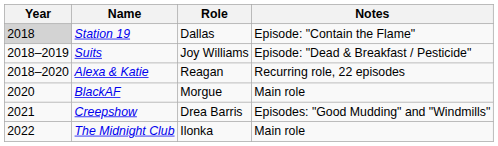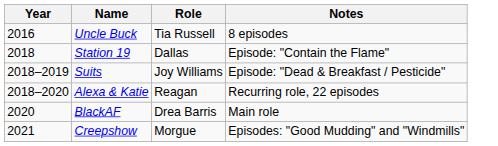+ row: (106, 33)
(21, 33) lightgrey background -> (21, 53) no background
(201, 92) Morgue -> (185, 111) Drea Barris
(211, 111) Drea Barris -> (175, 131) Morgue
- row: (125, 131)
